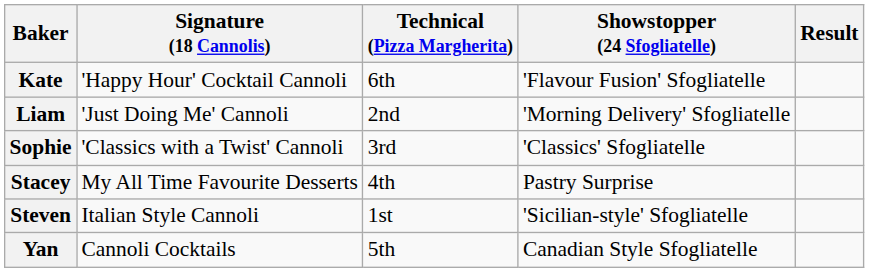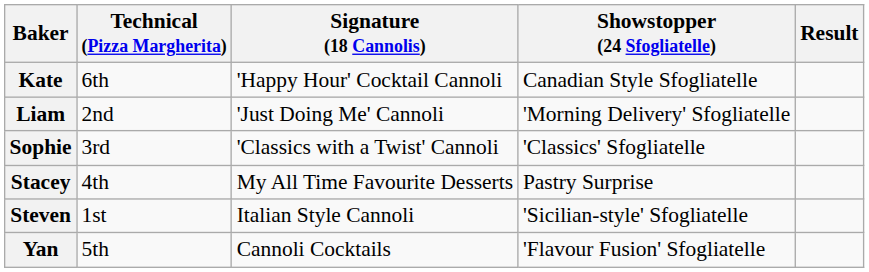columns swapped: (220, 33) <-> (440, 33)
(644, 79) 'Flavour Fusion' Sfogliatelle -> (640, 79) Canadian Style Sfogliatelle
(640, 249) Canadian Style Sfogliatelle -> (644, 249) 'Flavour Fusion' Sfogliatelle
